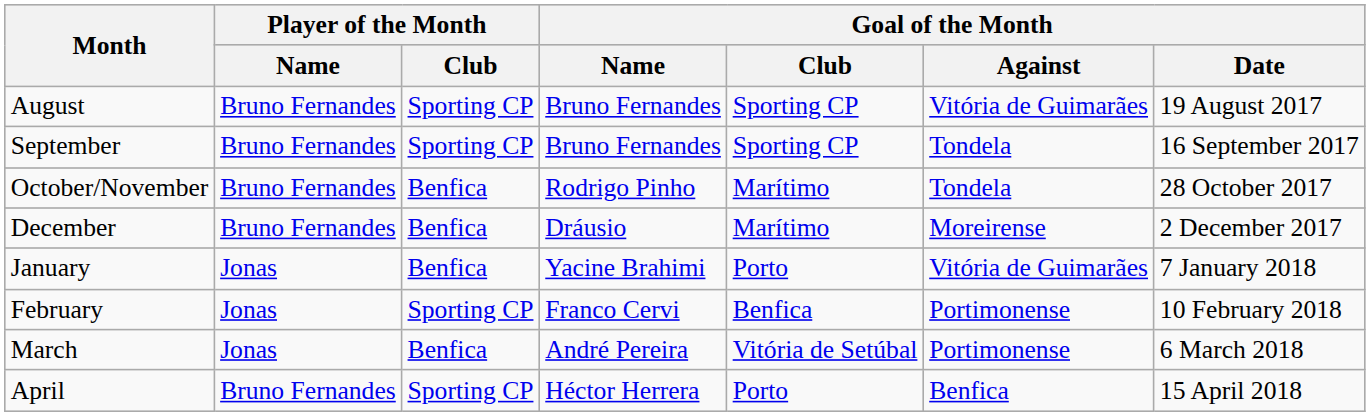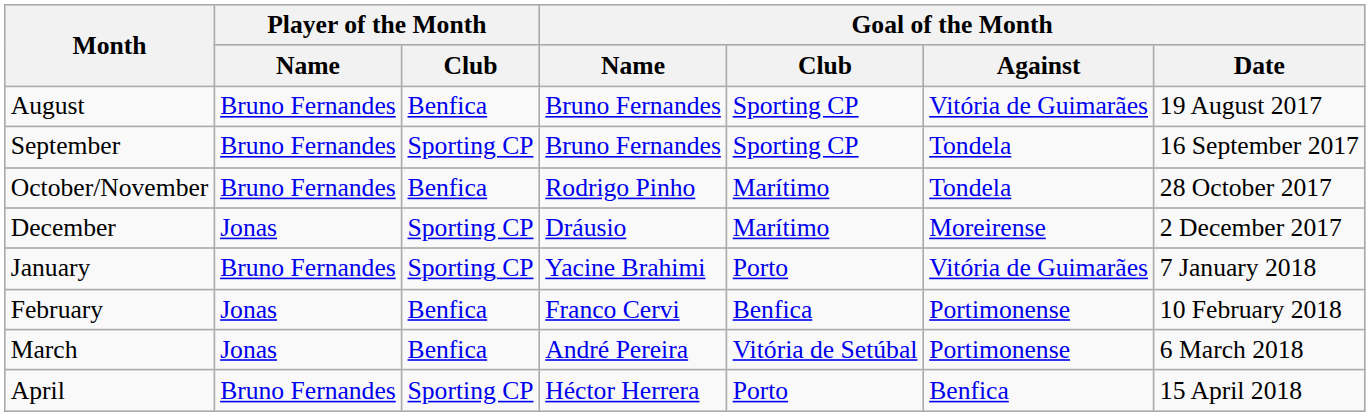(470, 106) Sporting CP -> (447, 106) Benfica
(308, 227) Bruno Fernandes -> (249, 227) Jonas
(447, 227) Benfica -> (470, 227) Sporting CP
(249, 268) Jonas -> (308, 268) Bruno Fernandes
(447, 268) Benfica -> (470, 268) Sporting CP
(470, 308) Sporting CP -> (447, 308) Benfica
